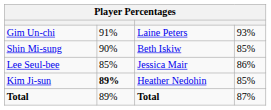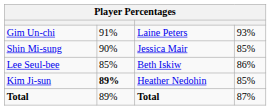(159, 49) Beth Iskiw -> (162, 49) Jessica Mair
(162, 65) Jessica Mair -> (159, 65) Beth Iskiw
